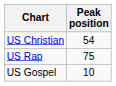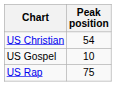rows swapped: (31, 72) <-> (25, 56)
